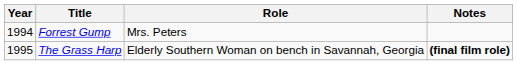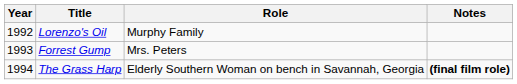+ row: (72, 32)
(20, 32) 1994 -> (20, 50) 1993
(20, 50) 1995 -> (20, 69) 1994
